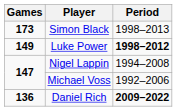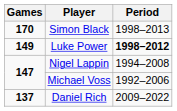(25, 30) 173 -> (25, 30) 170
(25, 98) 136 -> (25, 98) 137
(142, 98) bold -> (142, 98) normal
